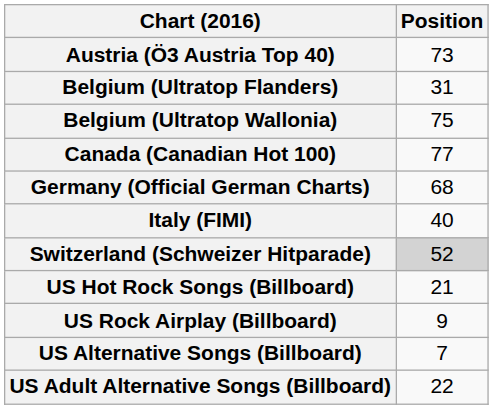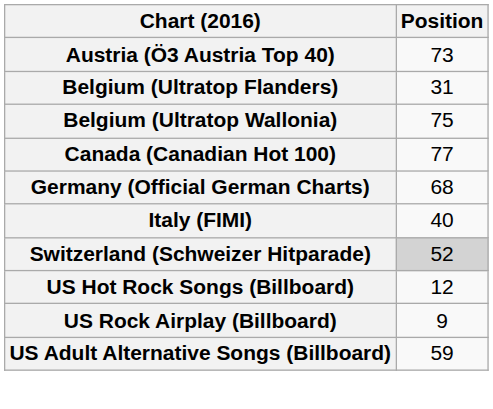(442, 287) 21 -> (442, 287) 12
- row: (200, 353)
(442, 386) 22 -> (442, 353) 59
